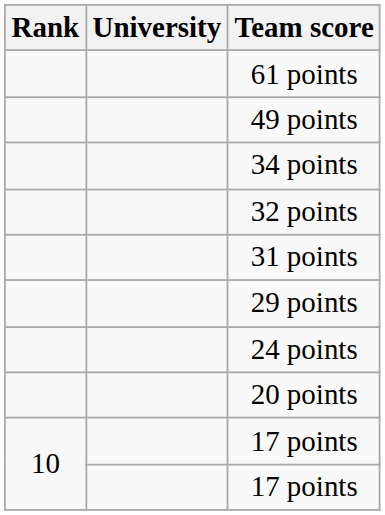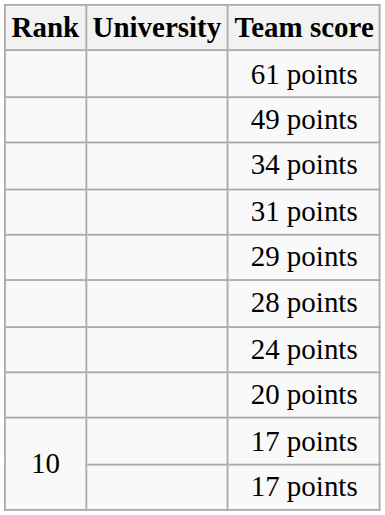- row: (45, 212)
+ row: (45, 303)
